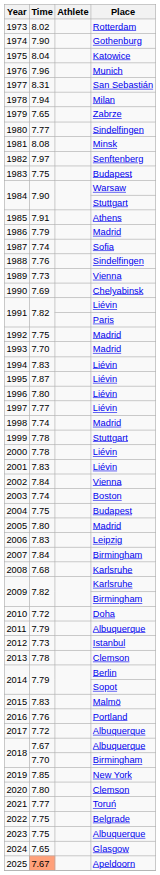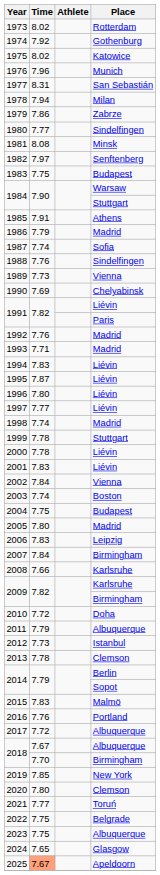(40, 41) 7.90 -> (40, 41) 7.92
(40, 56) 8.04 -> (40, 56) 8.02
(40, 115) 7.65 -> (40, 115) 7.86
(40, 335) 7.75 -> (40, 335) 7.76
(40, 349) 7.70 -> (40, 349) 7.71
(40, 570) 7.68 -> (40, 570) 7.66
